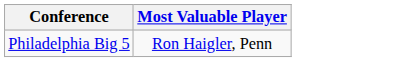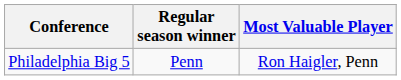+ column: (186, 26)
